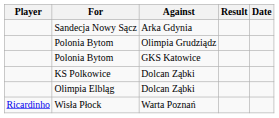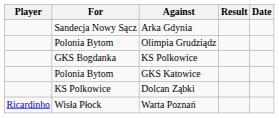+ row: (85, 58)
- row: (84, 89)
